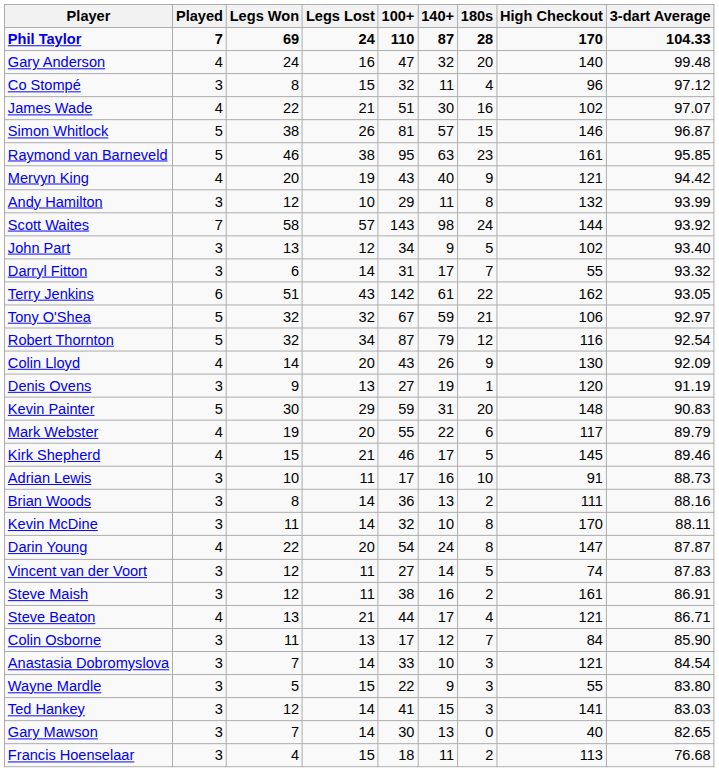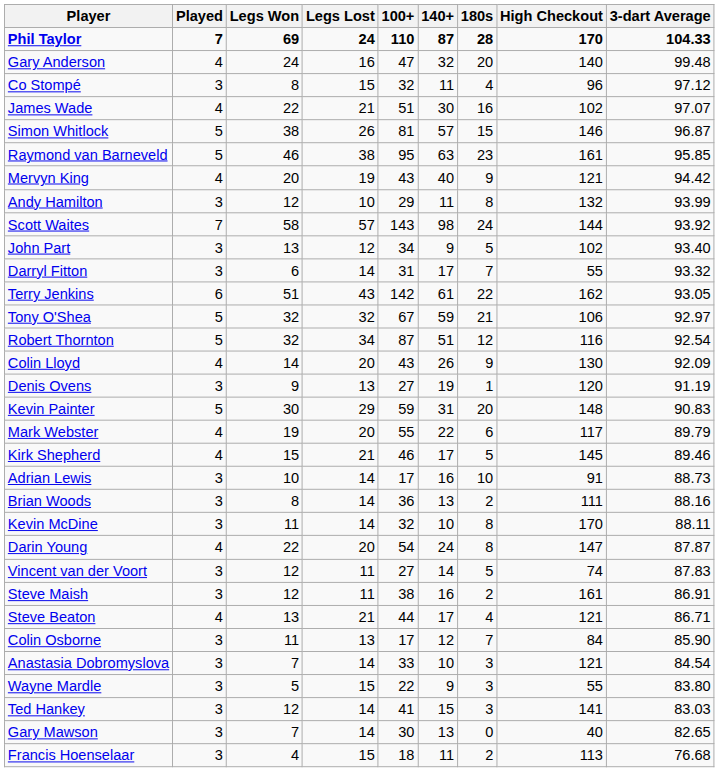(446, 340) 79 -> (446, 340) 51
(367, 478) 11 -> (367, 478) 14
